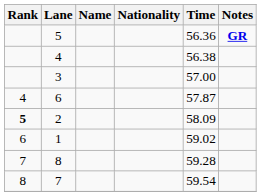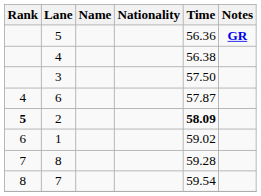(201, 77) 57.00 -> (201, 77) 57.50
(201, 118) normal -> (201, 118) bold
